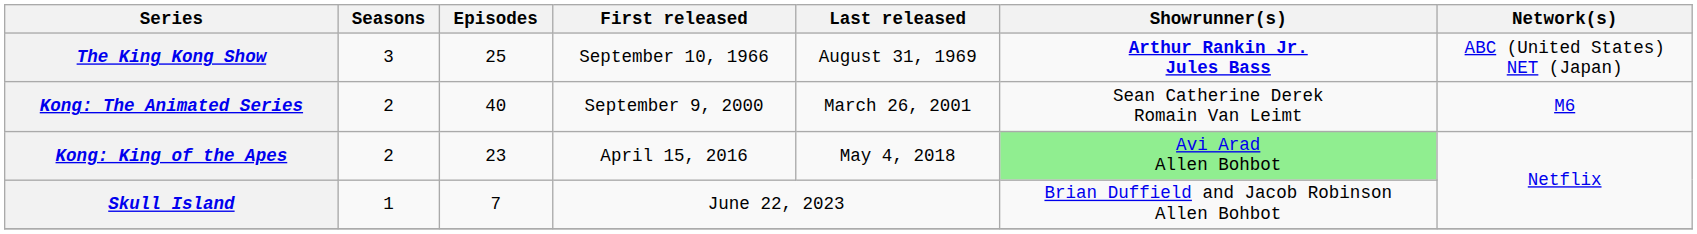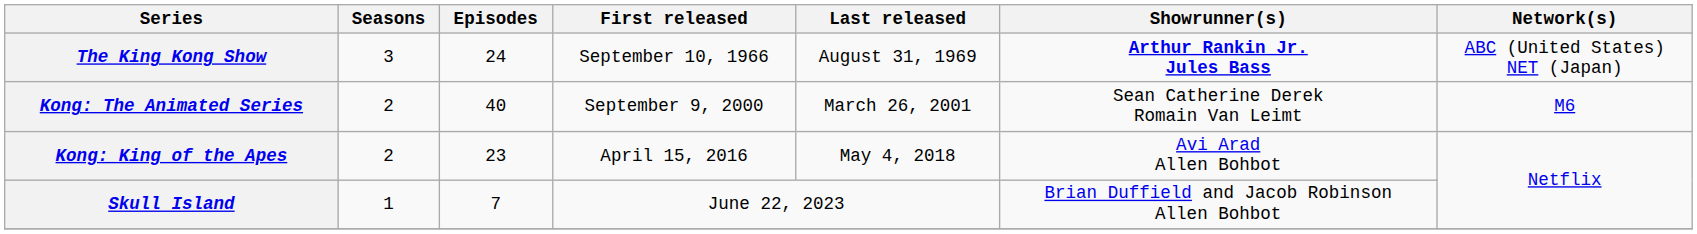(496, 58) 25 -> (496, 58) 24
(1218, 155) lightgreen background -> (1218, 155) no background
